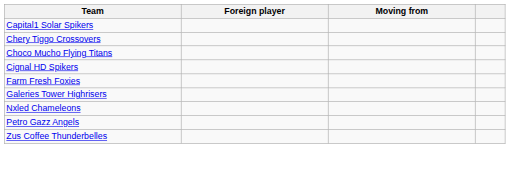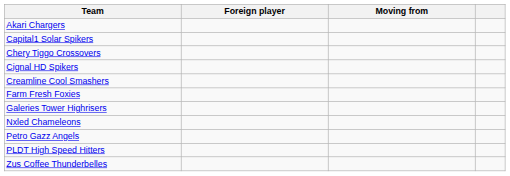+ row: (36, 26)
- row: (59, 53)
+ row: (58, 81)
+ row: (56, 150)
